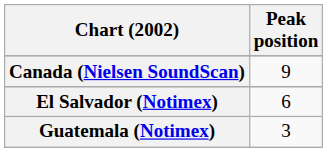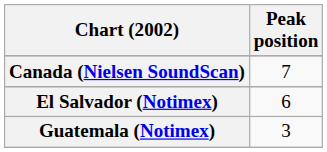(286, 71) 9 -> (286, 71) 7
